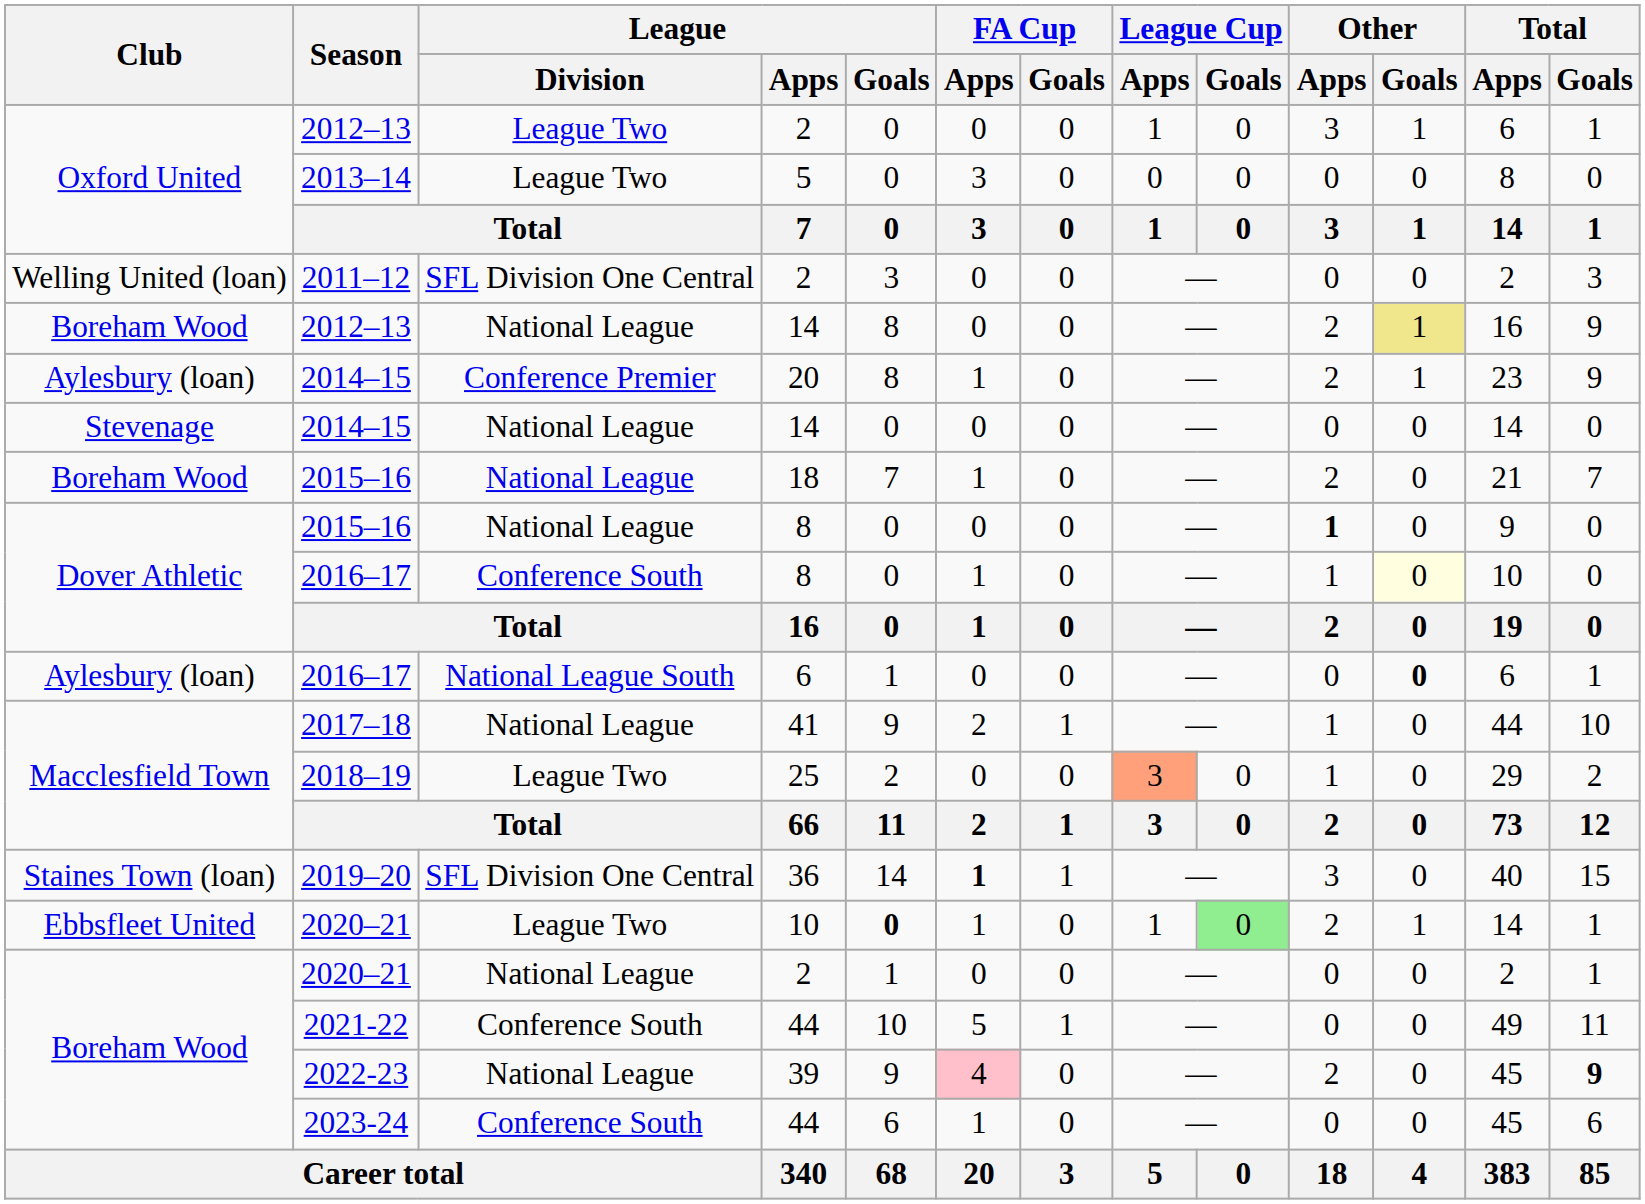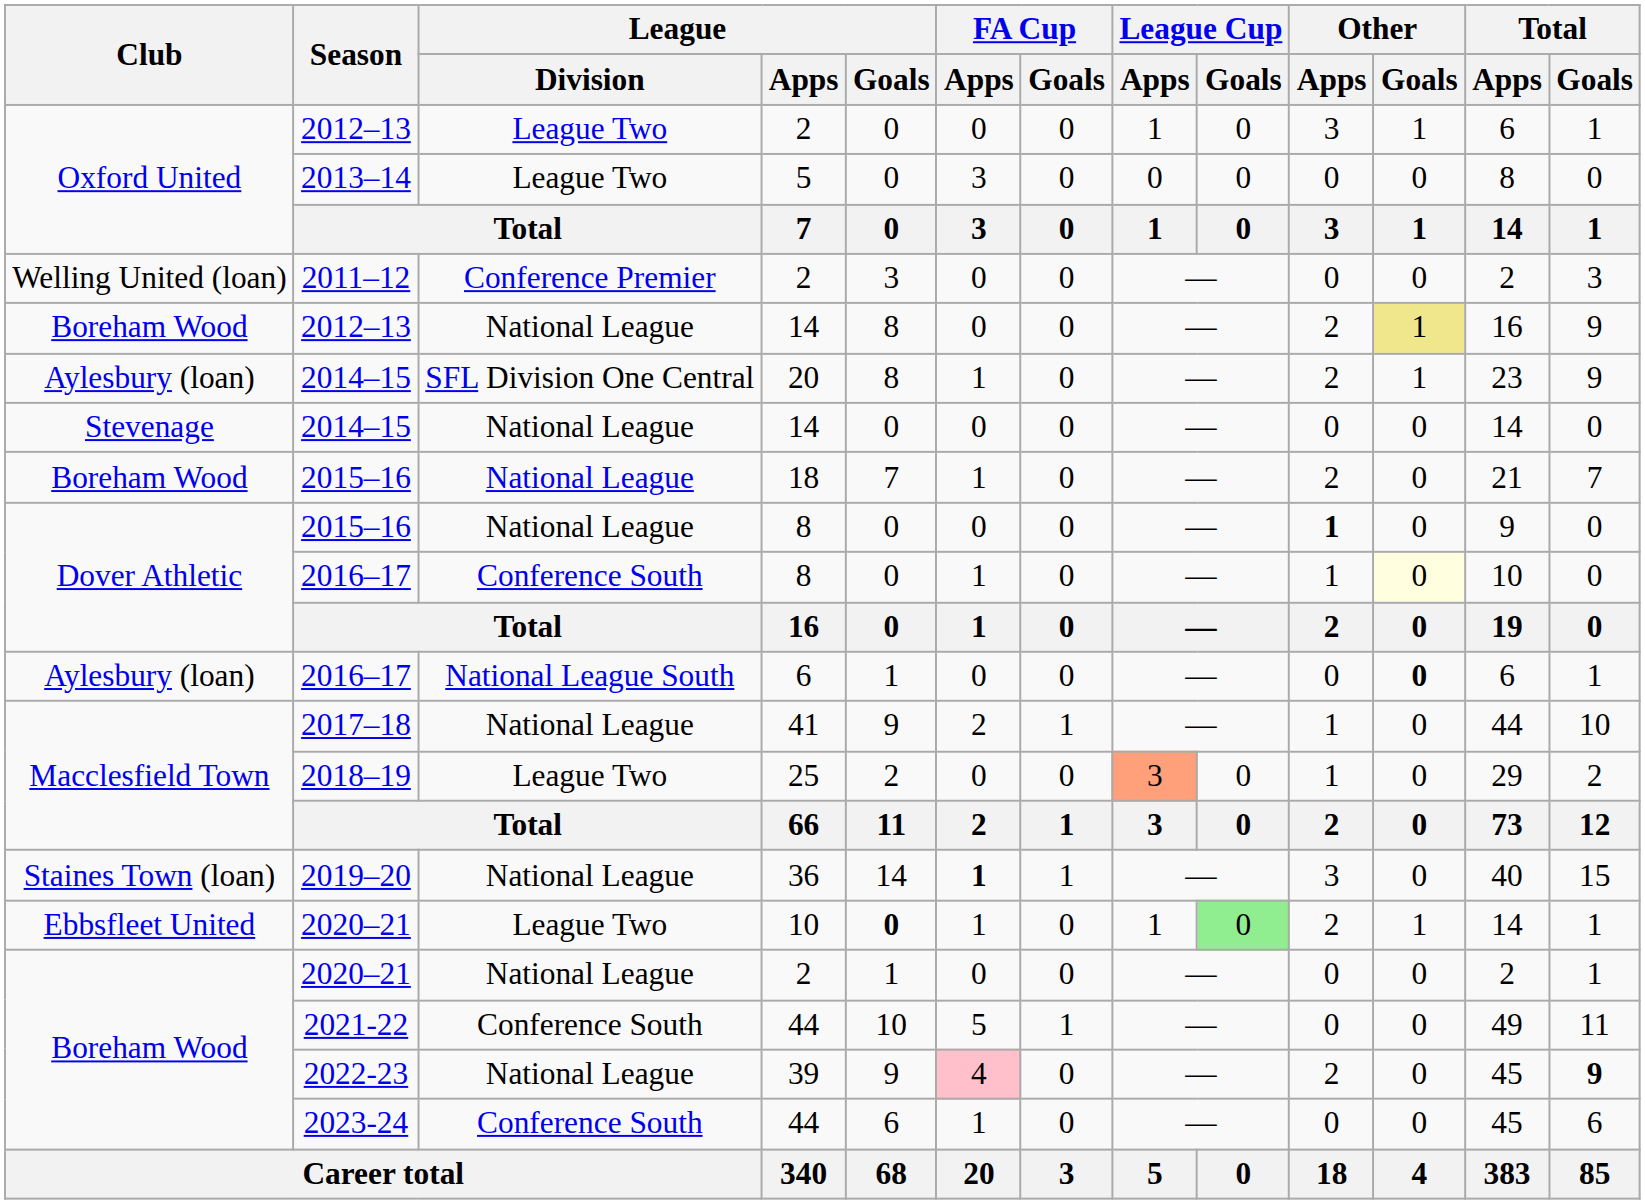(590, 278) SFL Division One Central -> (590, 278) Conference Premier
(590, 377) Conference Premier -> (590, 377) SFL Division One Central
(590, 874) SFL Division One Central -> (590, 874) National League
